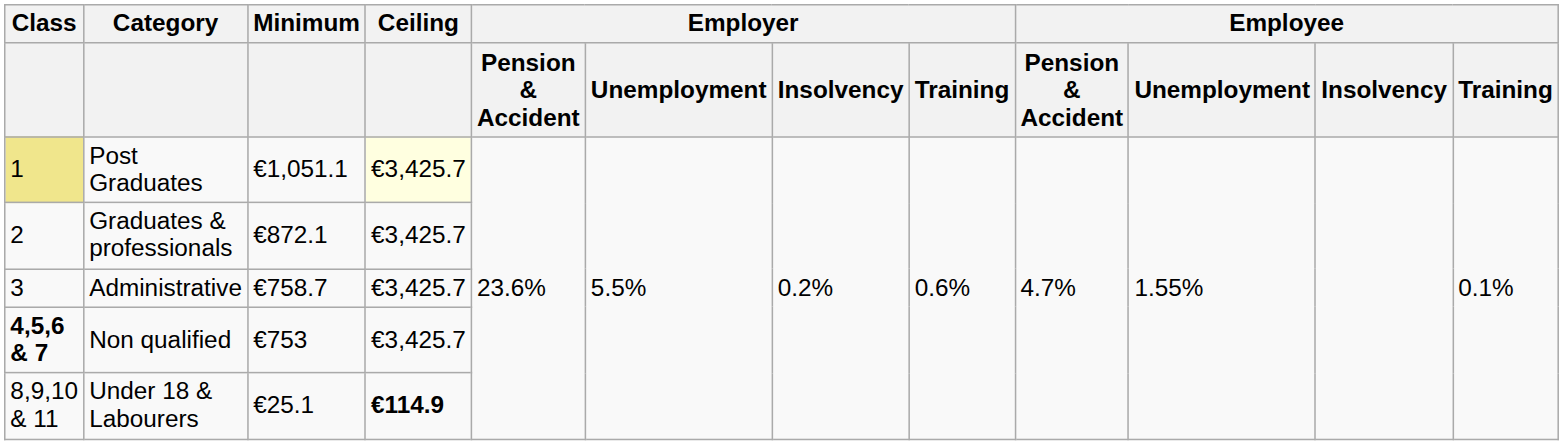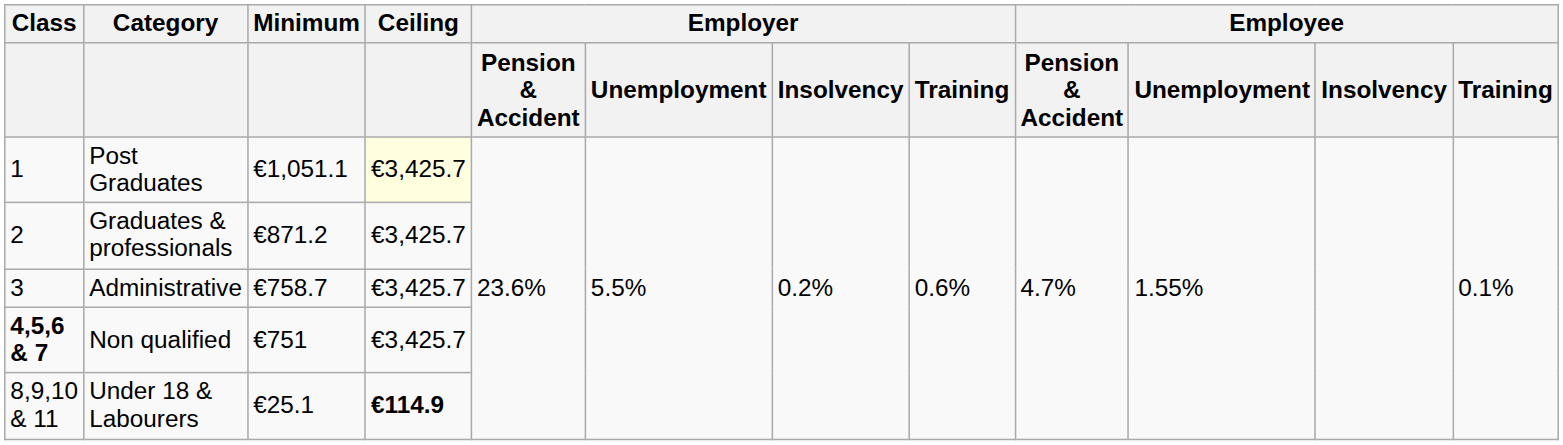(17, 169) khaki background -> (17, 169) no background
(290, 235) €872.1 -> (290, 235) €871.2
(280, 339) €753 -> (280, 339) €751
